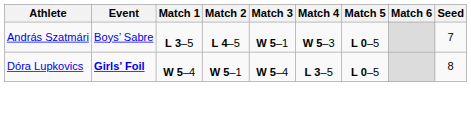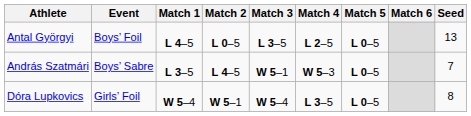+ row: (40, 37)
(119, 67) bold -> (117, 97) normal
